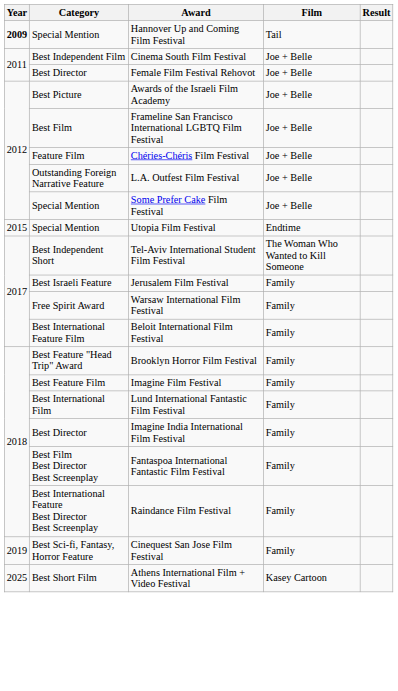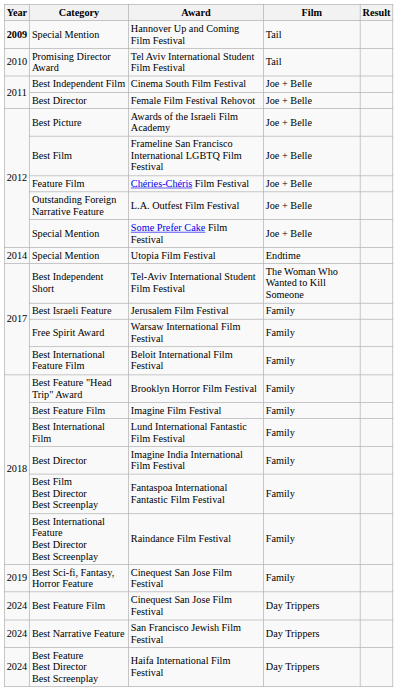+ row: (71, 62)
(17, 227) 2015 -> (17, 255) 2014
+ row: (69, 606)
+ row: (78, 633)
+ row: (65, 667)
- row: (64, 578)
